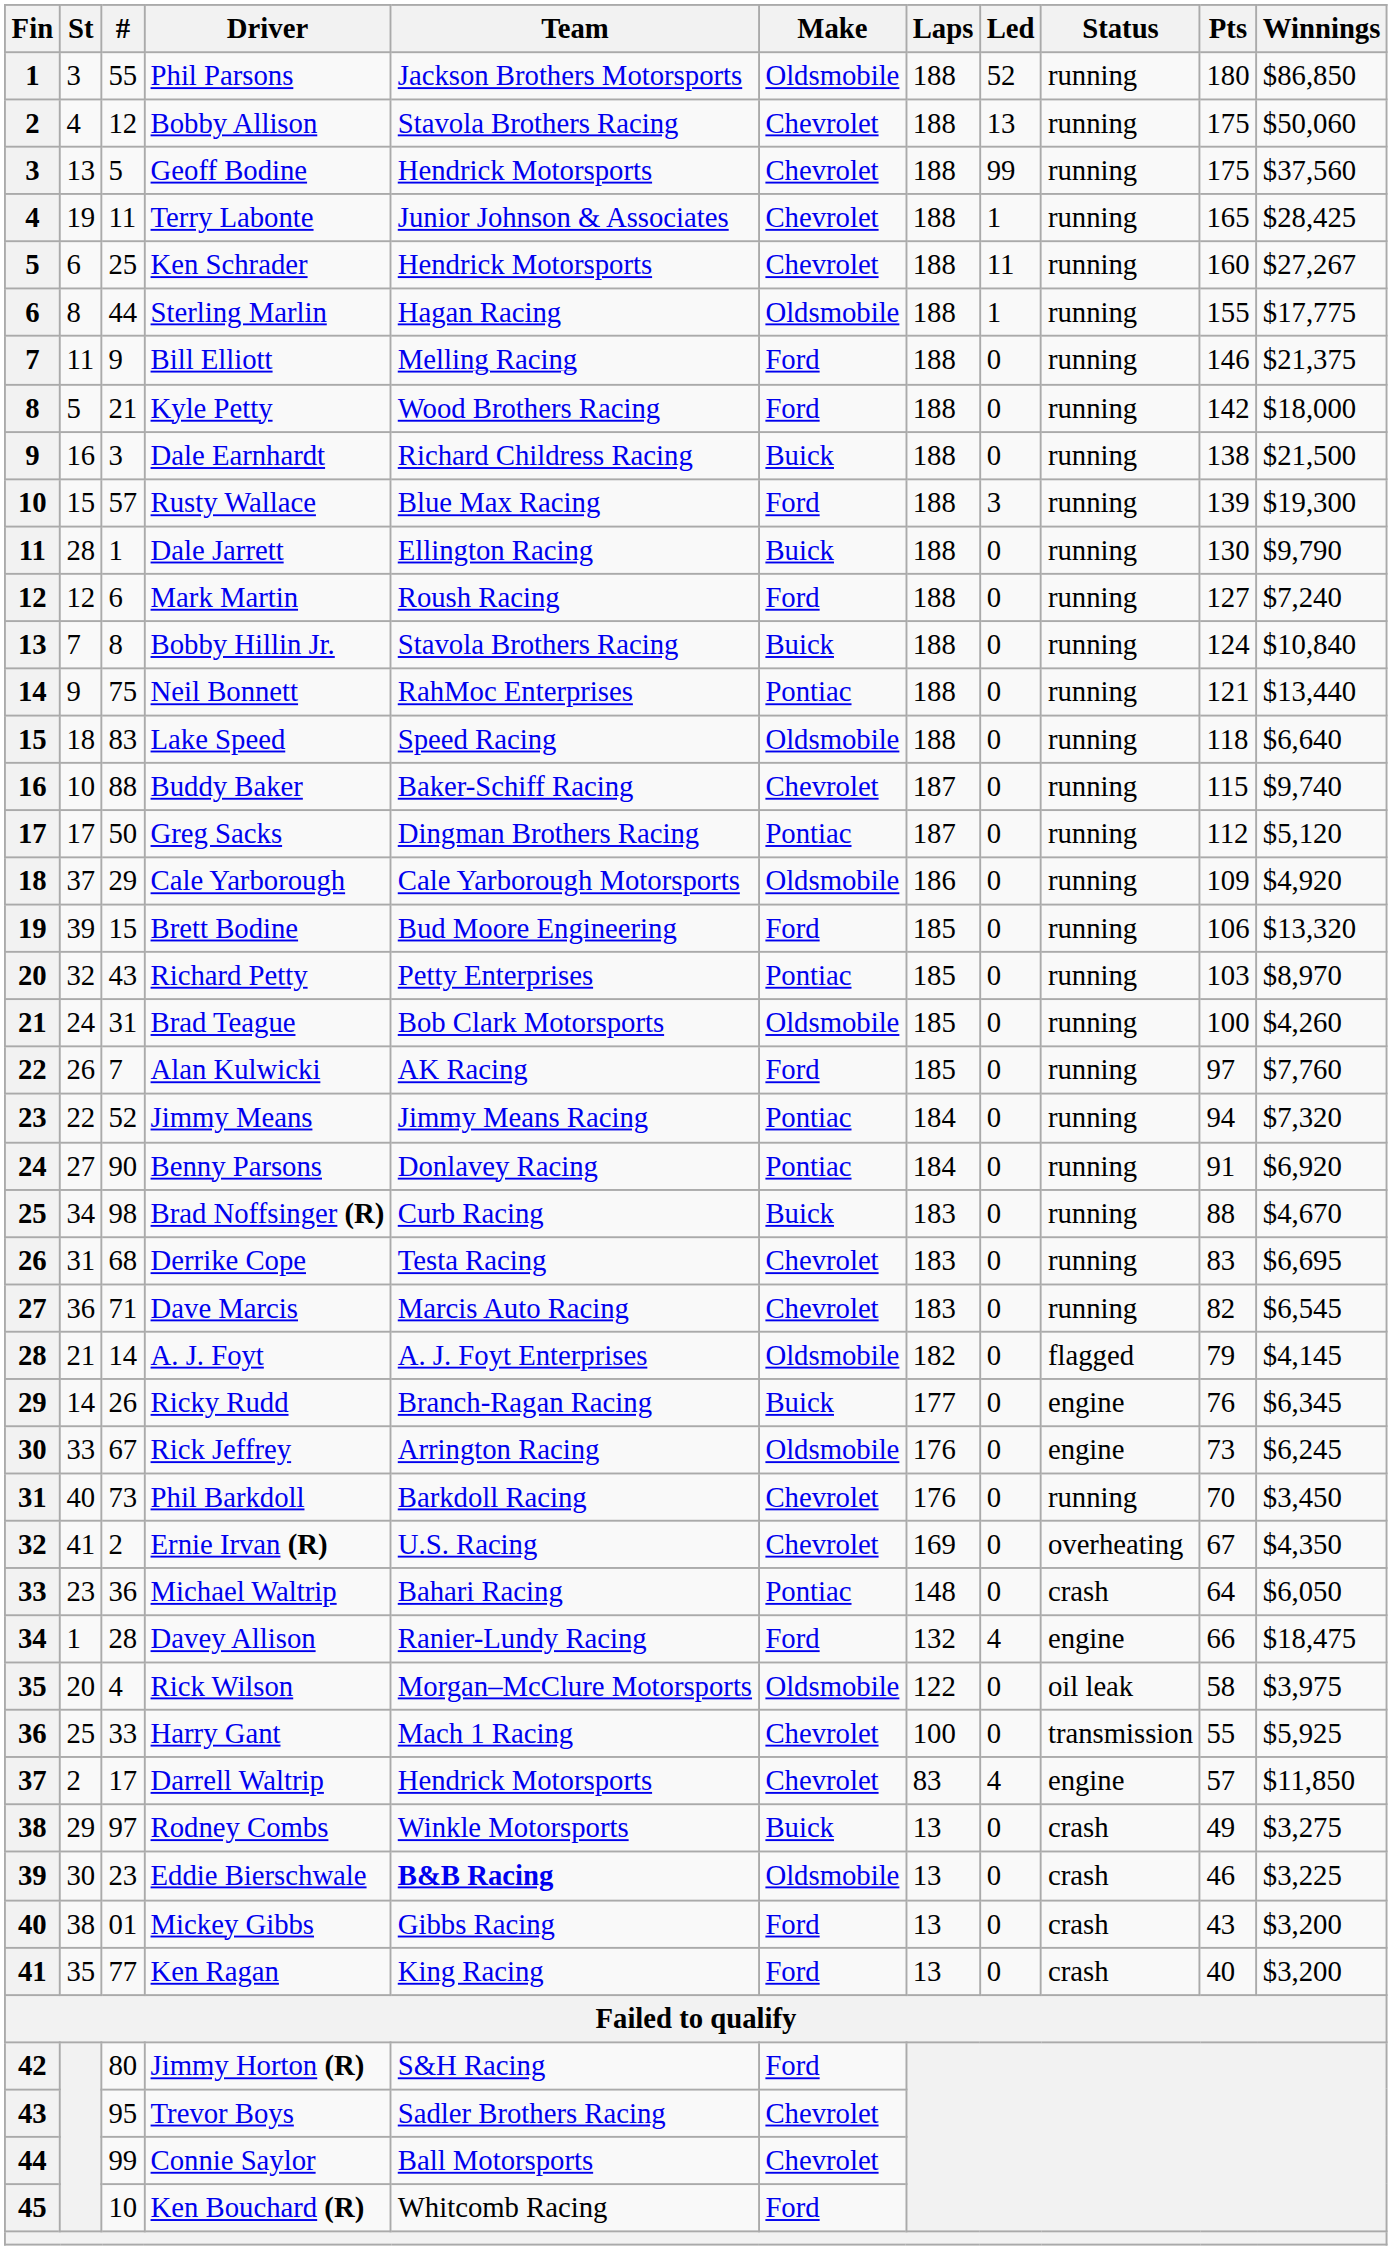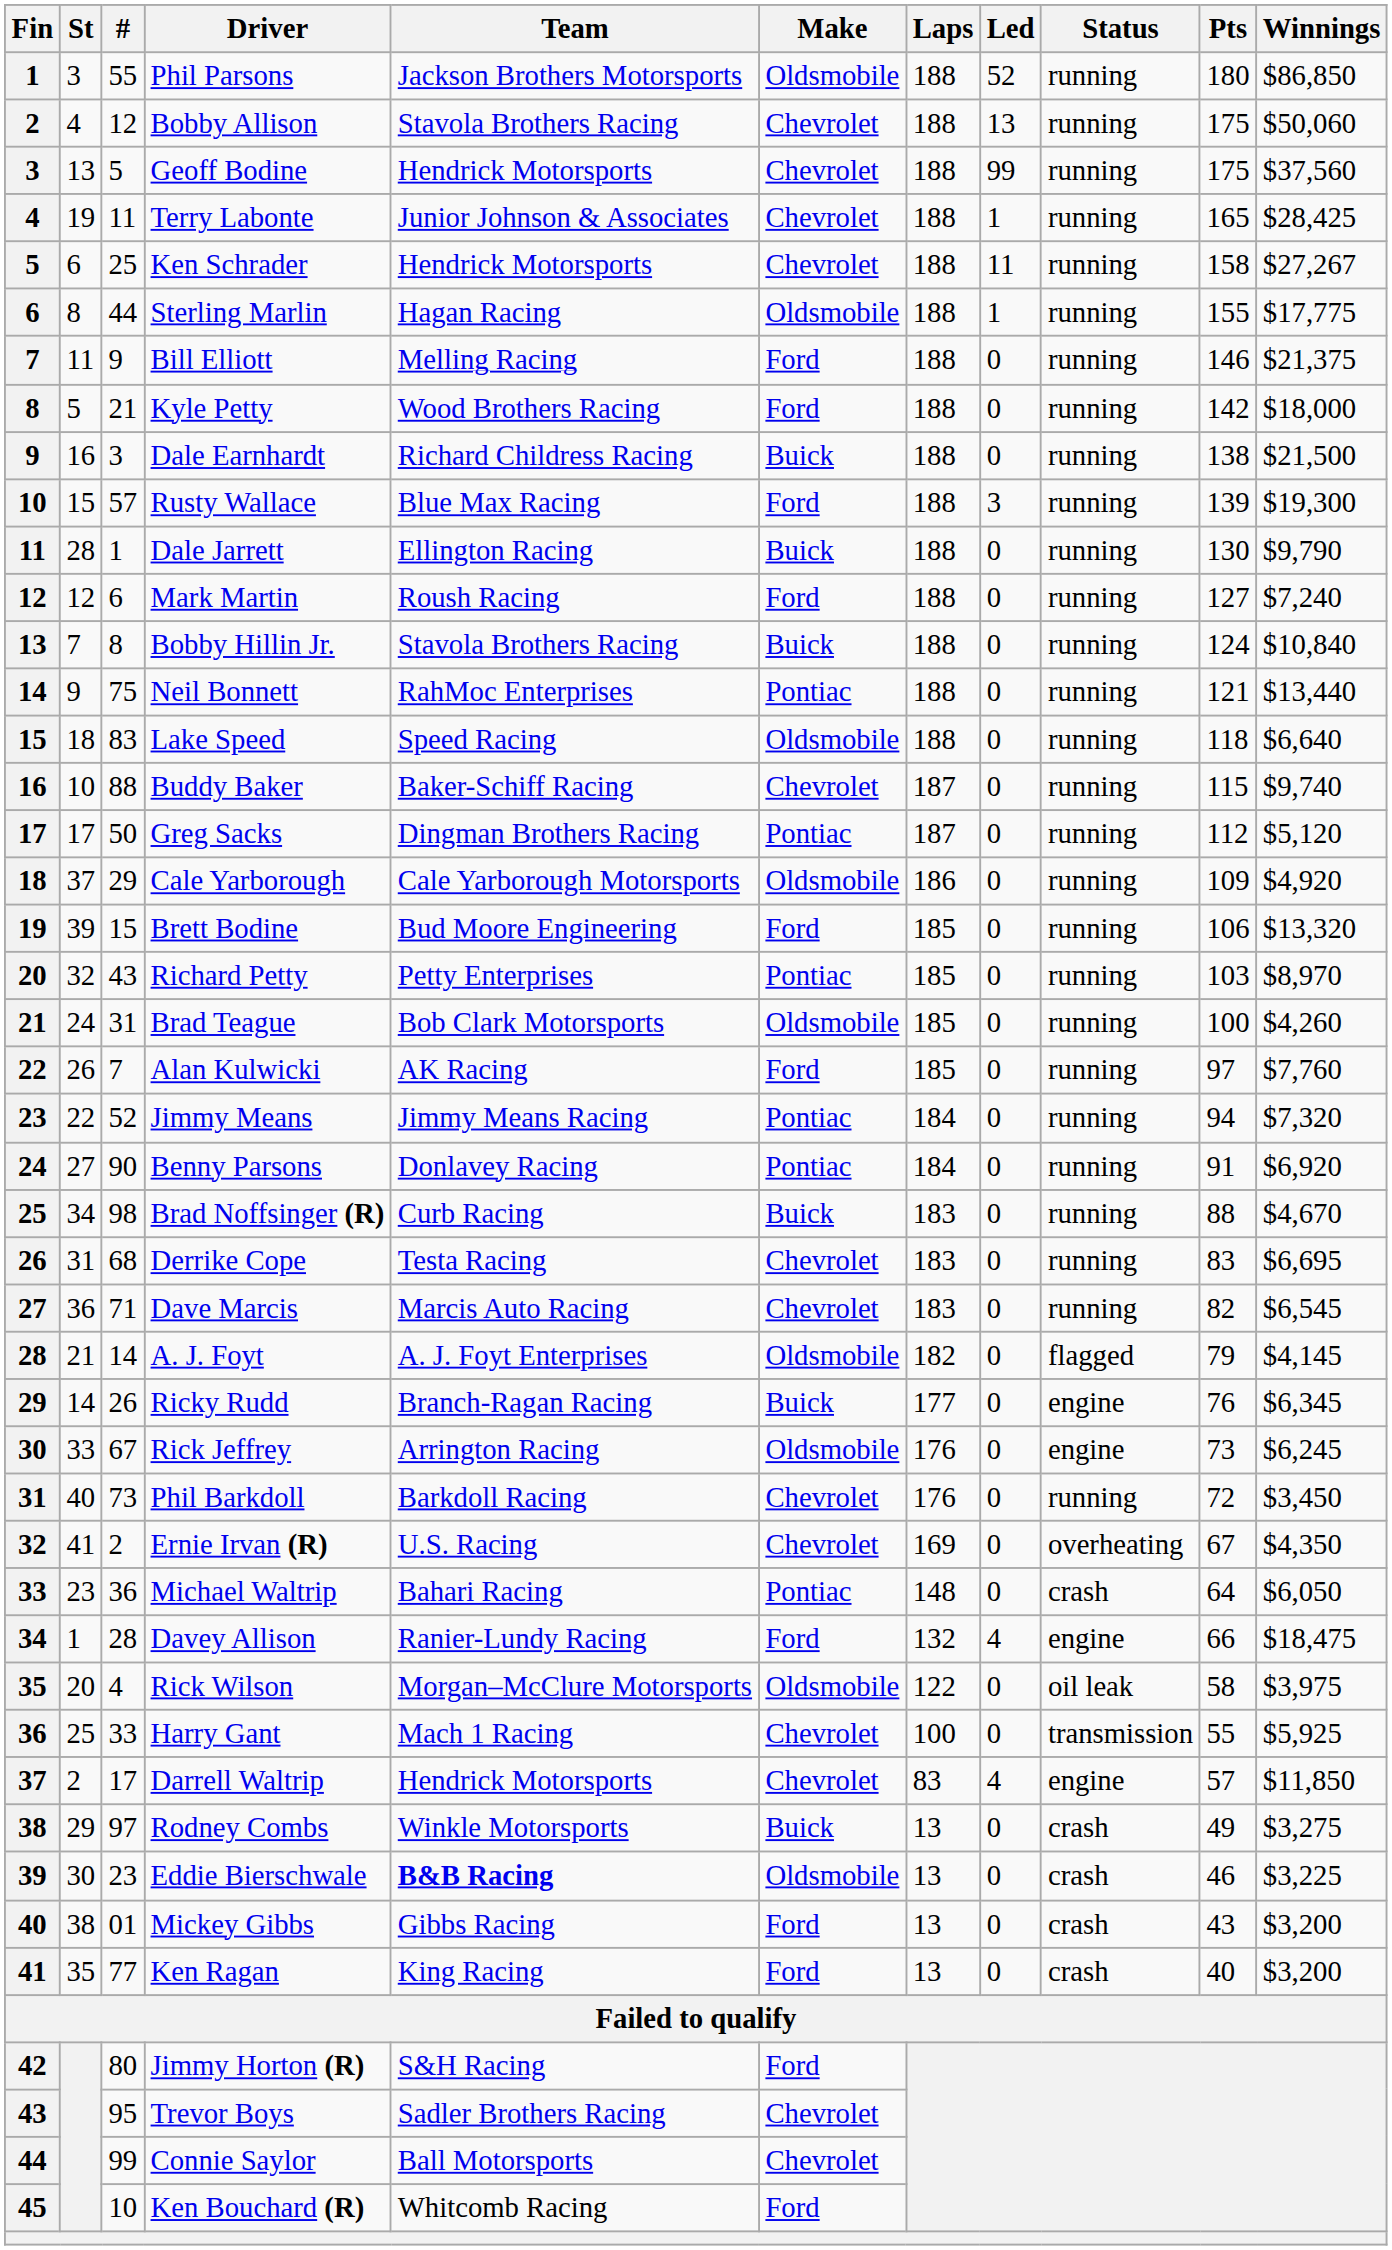(1228, 265) 160 -> (1228, 265) 158
(1221, 1496) 70 -> (1221, 1496) 72
